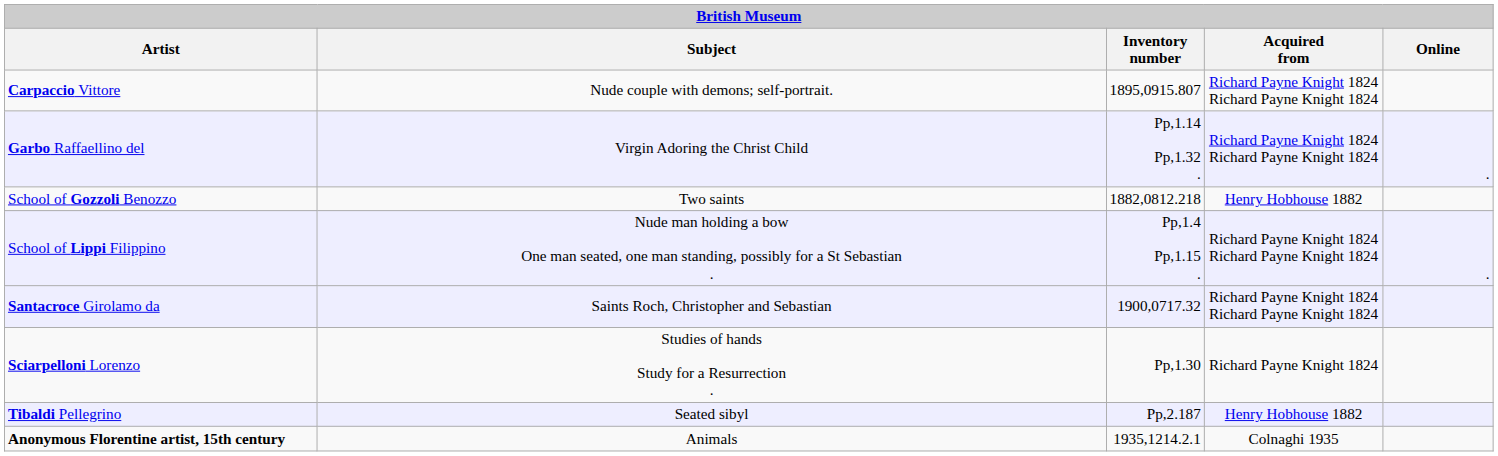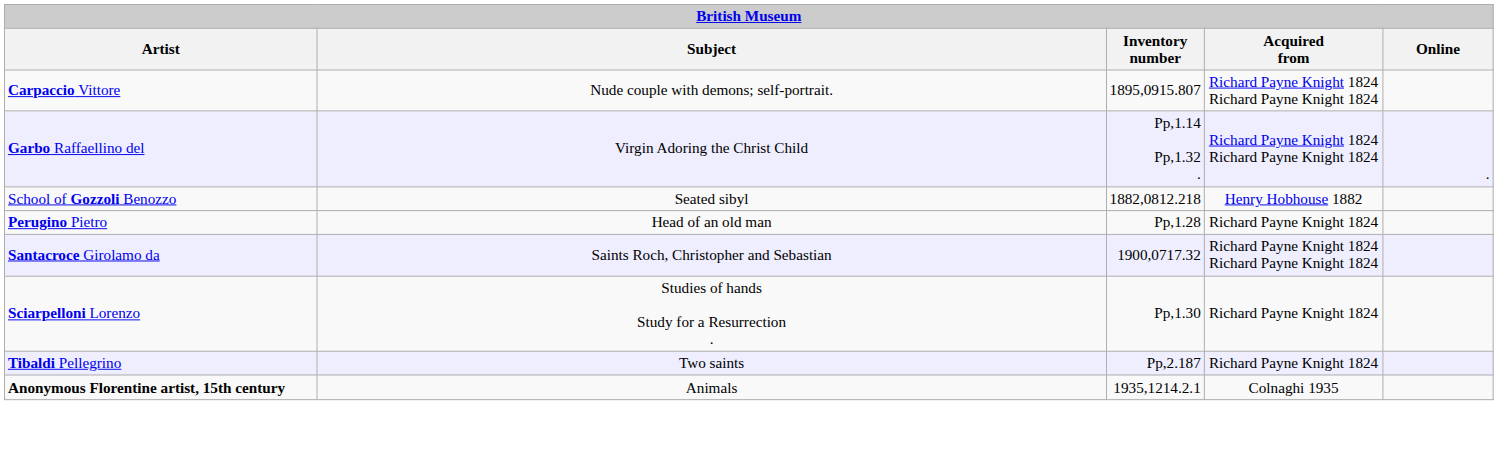(712, 198) Two saints -> (712, 198) Seated sibyl
- row: (87, 248)
+ row: (58, 222)
(712, 414) Seated sibyl -> (712, 363) Two saints
(1294, 414) Henry Hobhouse 1882 -> (1294, 363) Richard Payne Knight 1824
